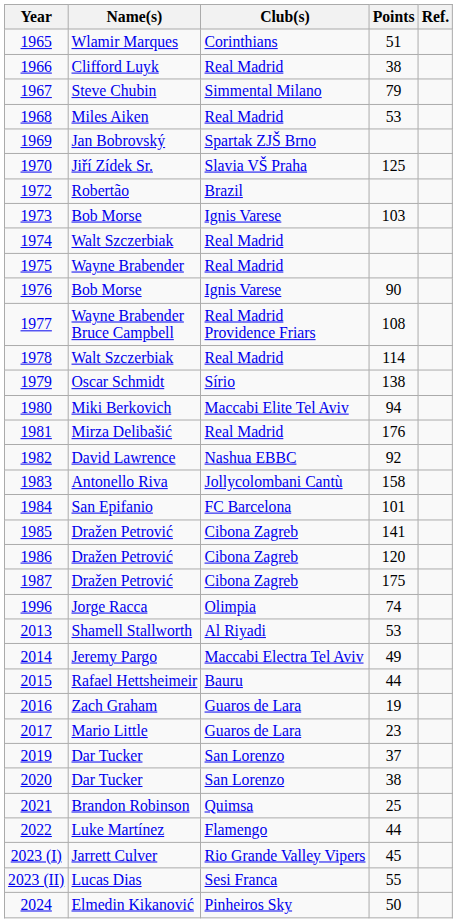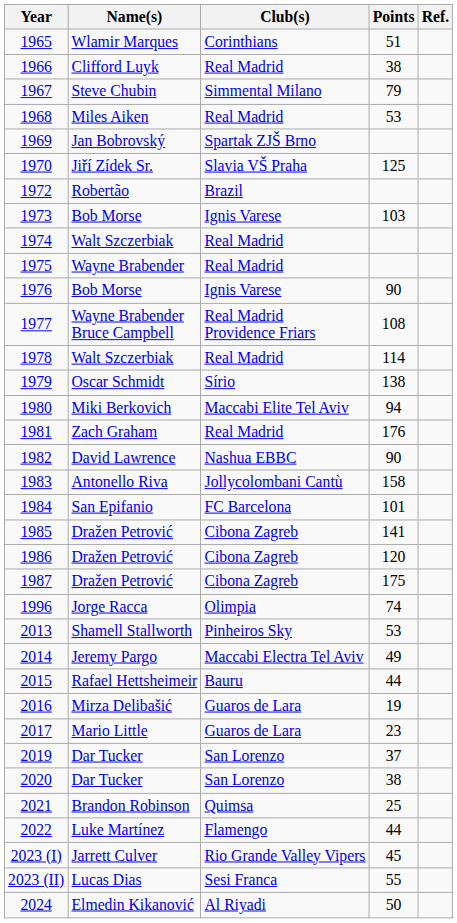(122, 432) Mirza Delibašić -> (114, 432) Zach Graham
(394, 457) 92 -> (394, 457) 90
(235, 631) Al Riyadi -> (248, 631) Pinheiros Sky
(114, 705) Zach Graham -> (122, 705) Mirza Delibašić
(248, 904) Pinheiros Sky -> (235, 904) Al Riyadi
